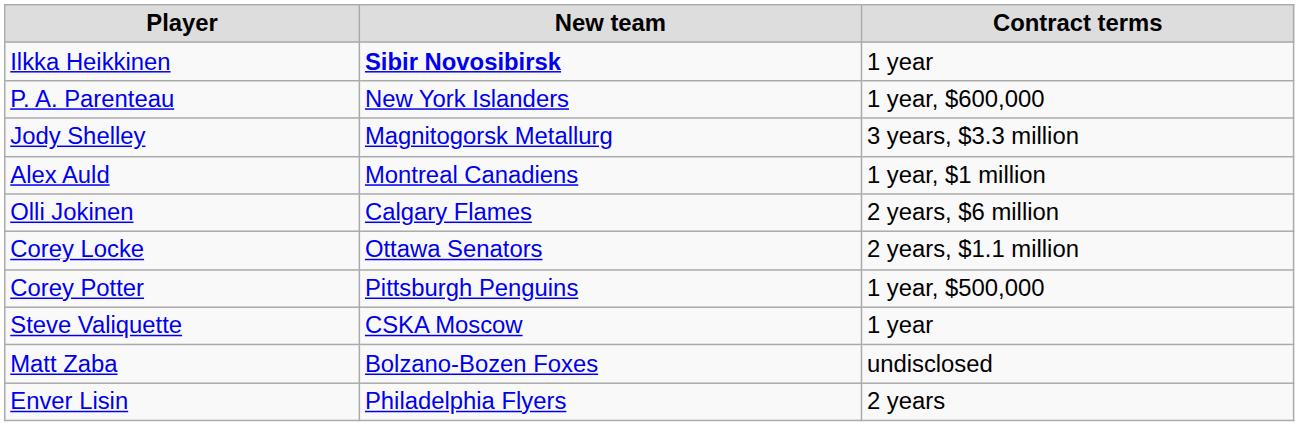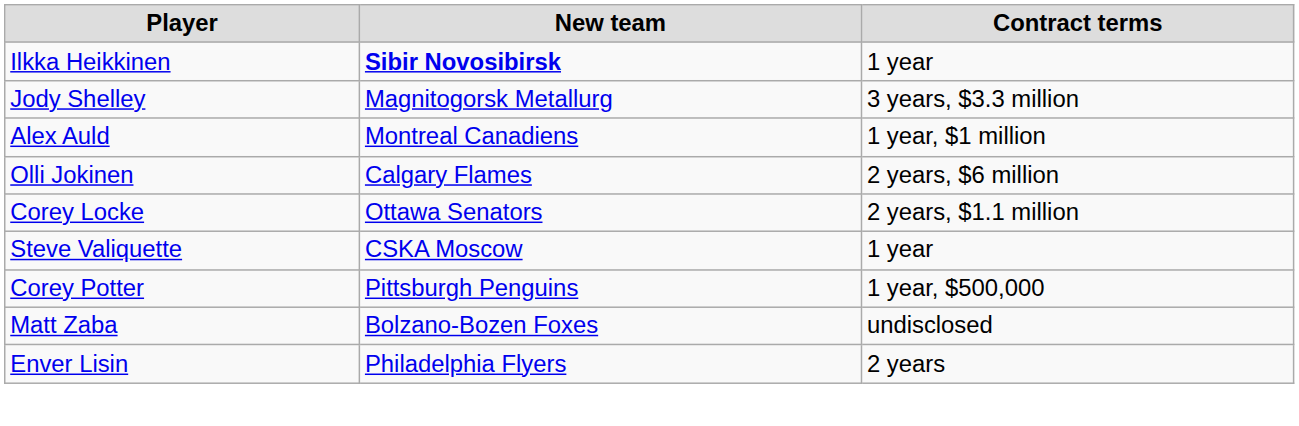- row: (92, 99)
rows swapped: (77, 288) <-> (96, 325)
